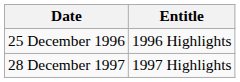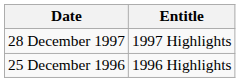rows swapped: (66, 41) <-> (66, 65)
